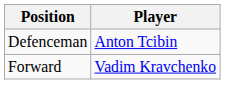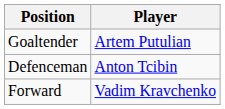+ row: (43, 41)
